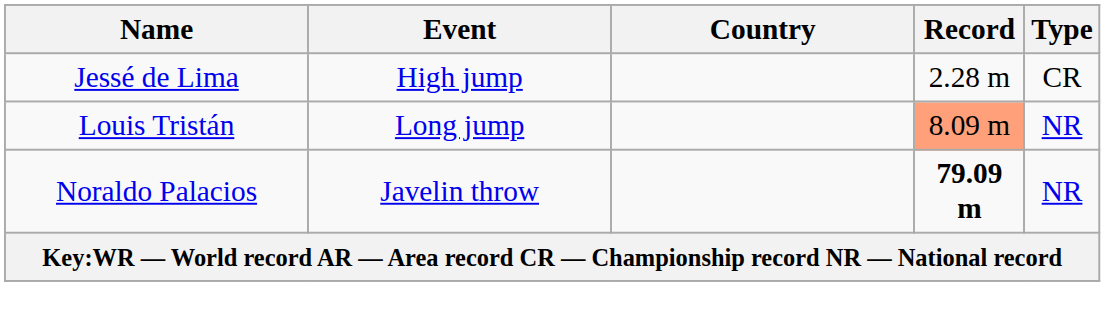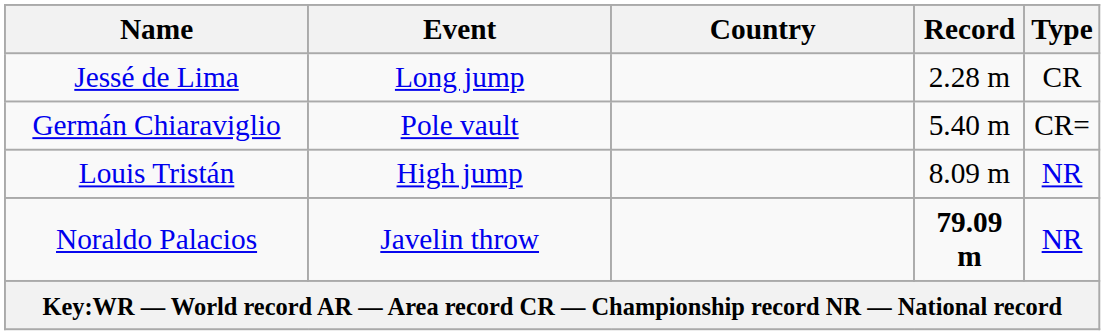(460, 77) High jump -> (460, 77) Long jump
+ row: (157, 125)
(460, 125) Long jump -> (460, 173) High jump
(969, 125) lightsalmon background -> (969, 173) no background
